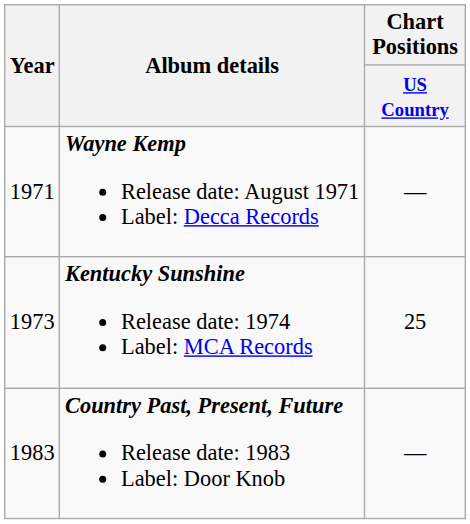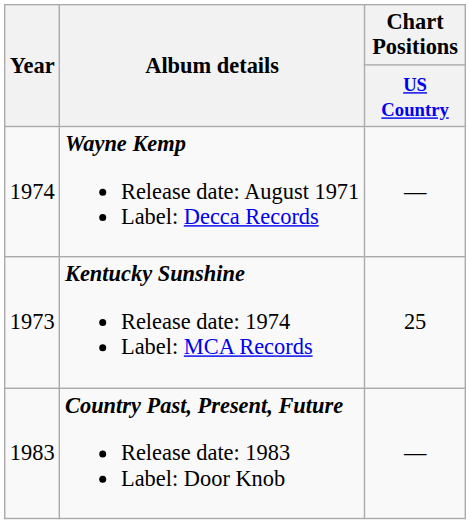(32, 191) 1971 -> (32, 191) 1974
